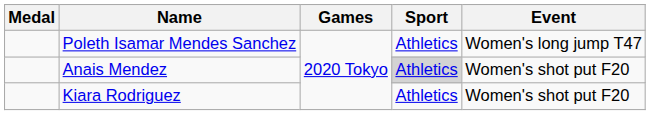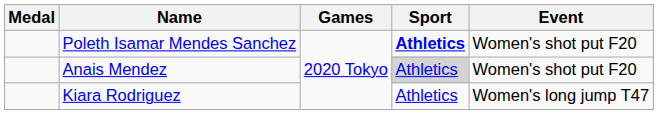(427, 43) normal -> (430, 43) bold
(554, 43) Women's long jump T47 -> (555, 43) Women's shot put F20
(547, 95) Women's shot put F20 -> (561, 95) Women's long jump T47
